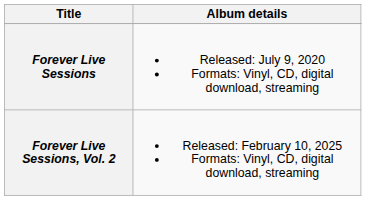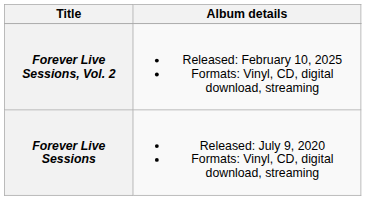rows swapped: (69, 66) <-> (69, 152)
